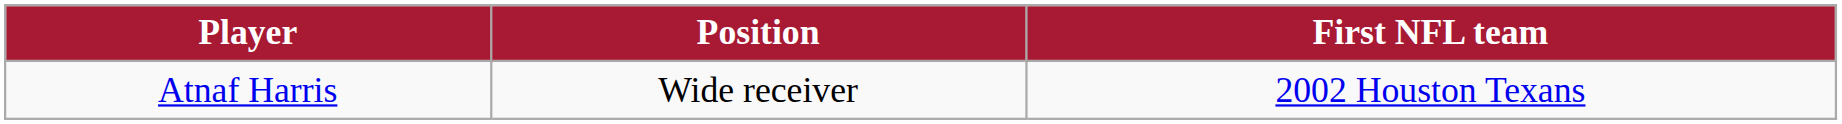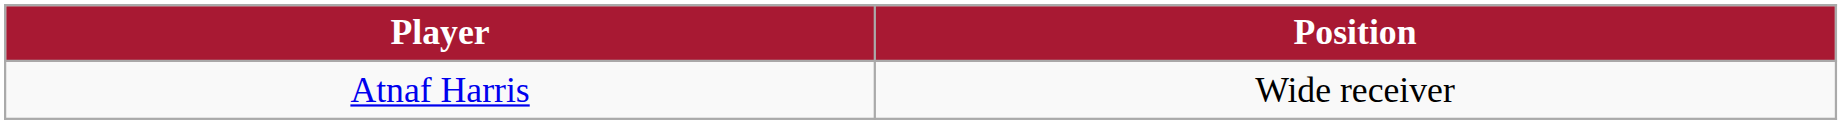- column: (1430, 32)
